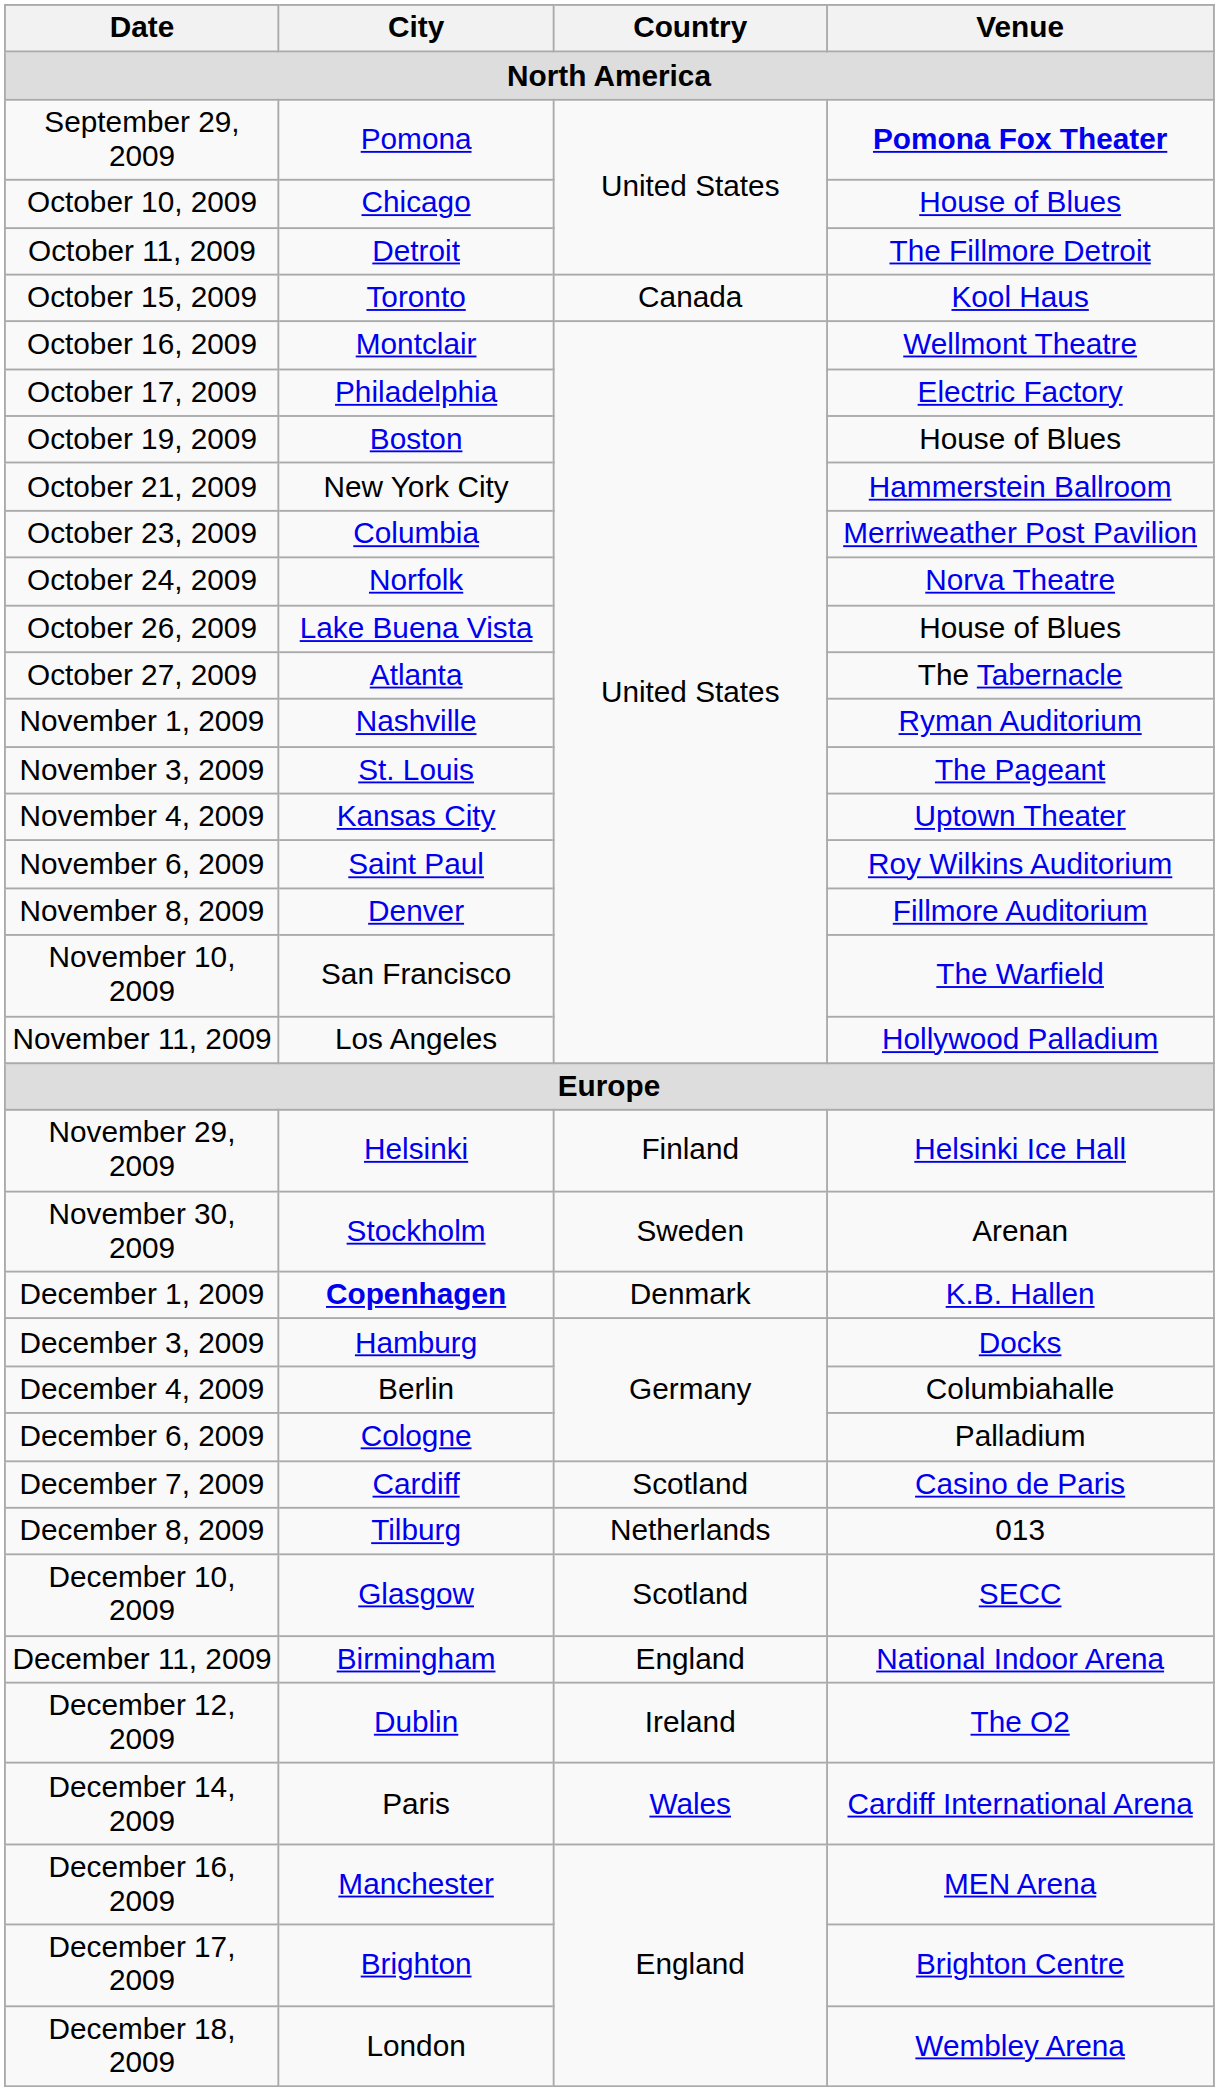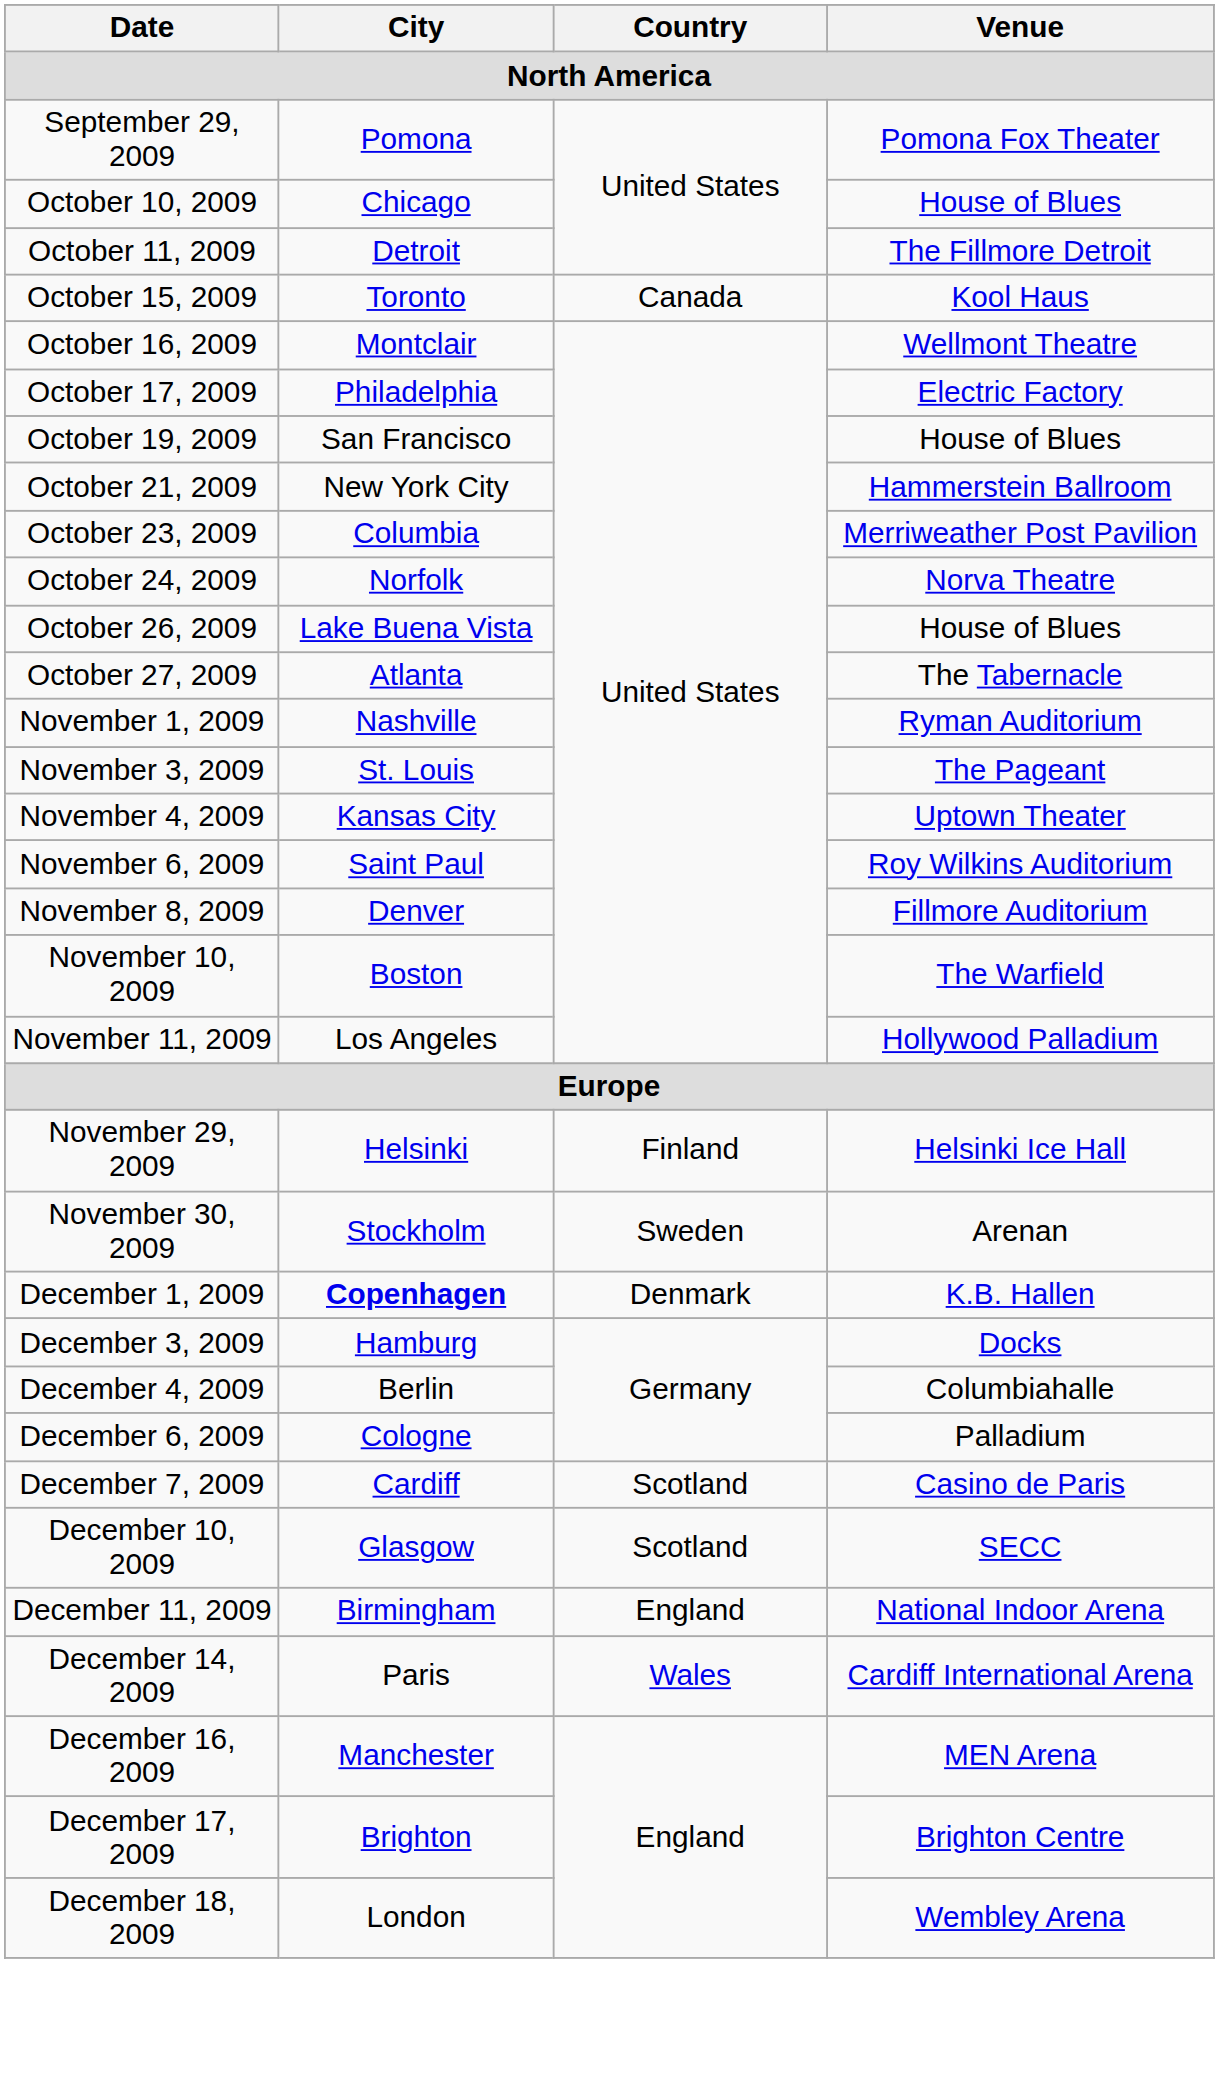(1020, 139) bold -> (1020, 139) normal
(416, 439) Boston -> (416, 439) San Francisco
(416, 975) San Francisco -> (416, 975) Boston
- row: (142, 1530)
- row: (142, 1722)
